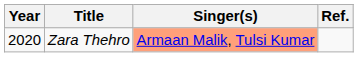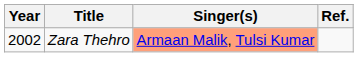(24, 39) 2020 -> (24, 39) 2002
